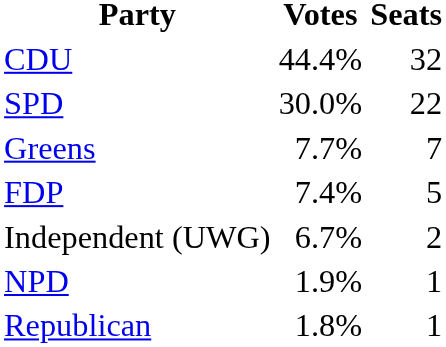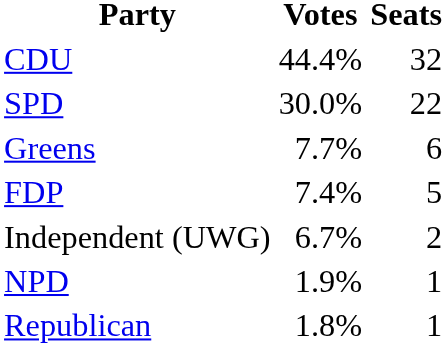(434, 148) 7 -> (434, 148) 6
